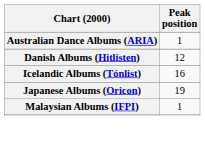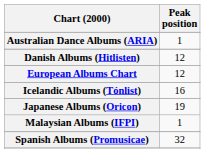+ row: (82, 73)
+ row: (82, 139)
